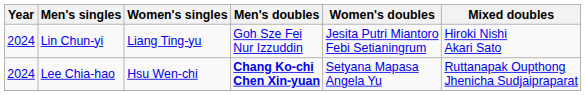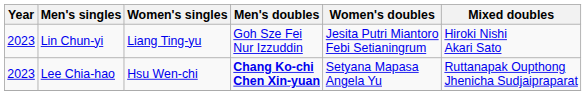(21, 41) 2024 -> (21, 41) 2023
(21, 74) 2024 -> (21, 74) 2023
